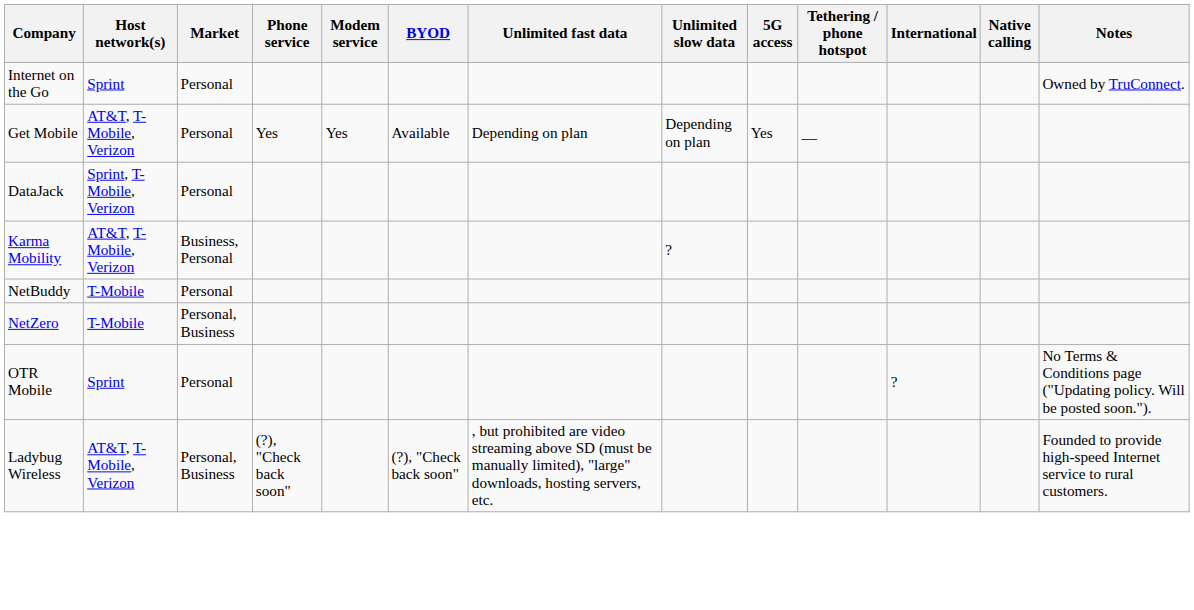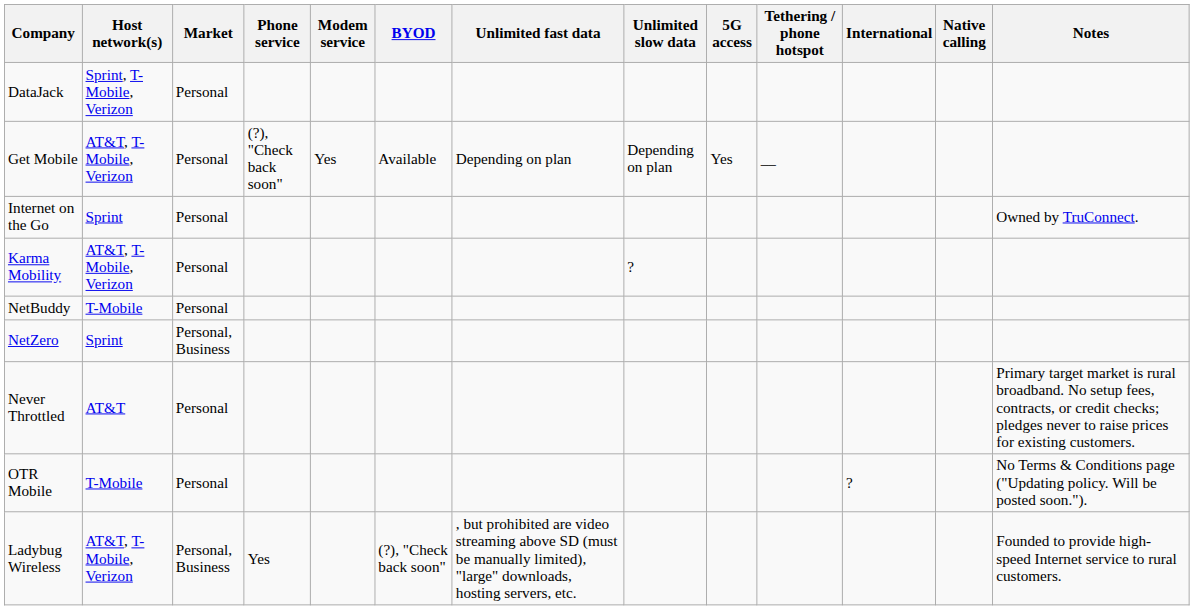rows swapped: (36, 191) <-> (41, 83)
(267, 133) Yes -> (270, 158) (?), "Check back soon"
(209, 249) Business, Personal -> (202, 266) Personal
(116, 323) T-Mobile -> (104, 340) Sprint
+ row: (36, 407)
(106, 381) Sprint -> (114, 483) T-Mobile
(278, 465) (?), "Check back soon" -> (259, 558) Yes
